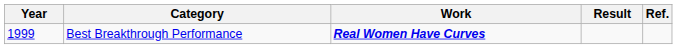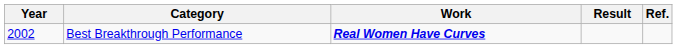(21, 33) 1999 -> (21, 33) 2002
